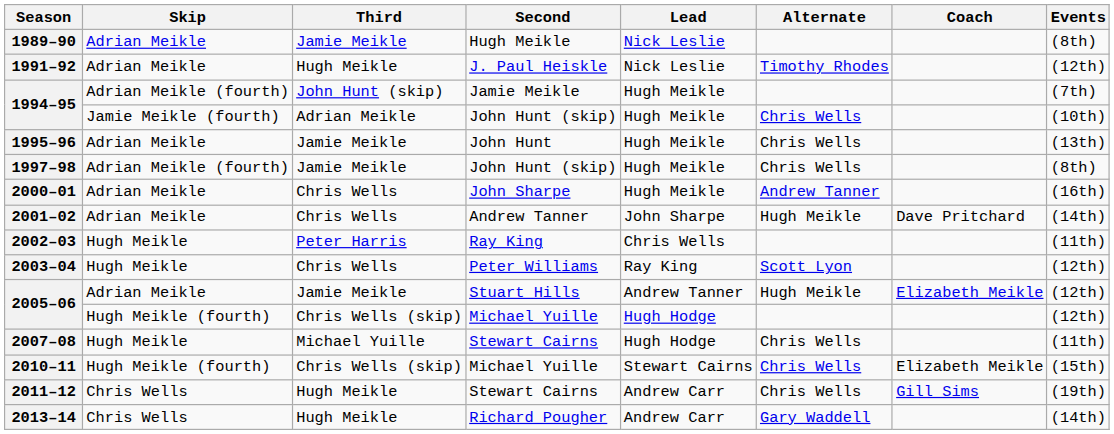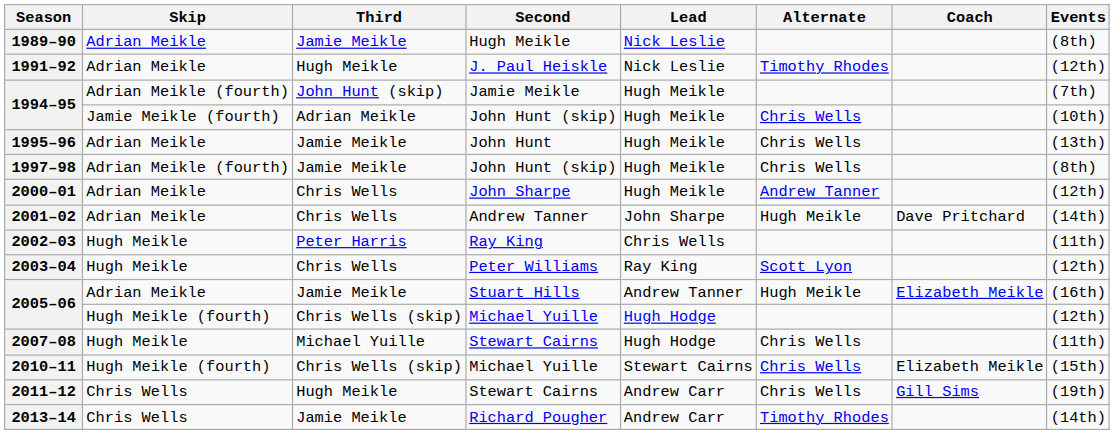(1078, 192) (16th) -> (1078, 192) (12th)
(1078, 292) (12th) -> (1078, 292) (16th)
(347, 417) Hugh Meikle -> (351, 417) Jamie Meikle
(815, 417) Gary Waddell -> (824, 417) Timothy Rhodes
